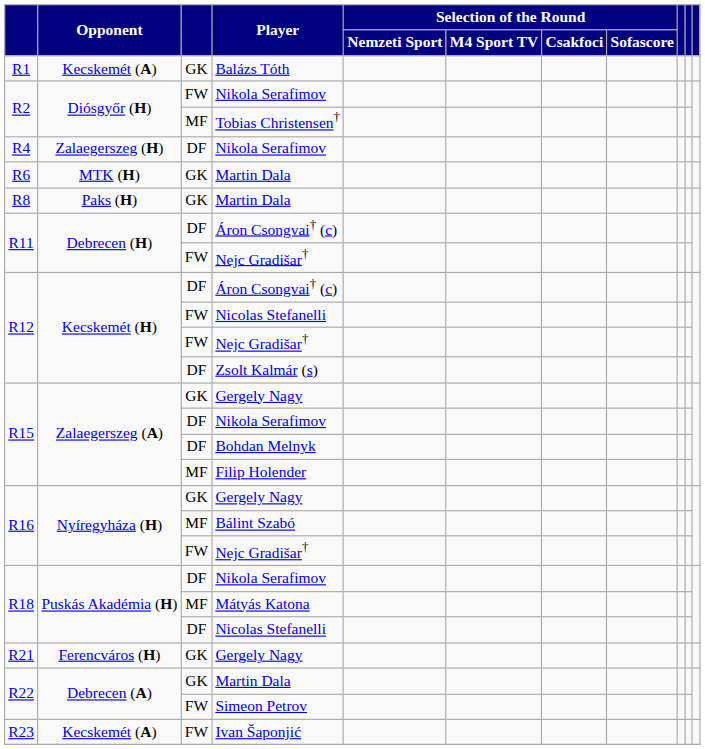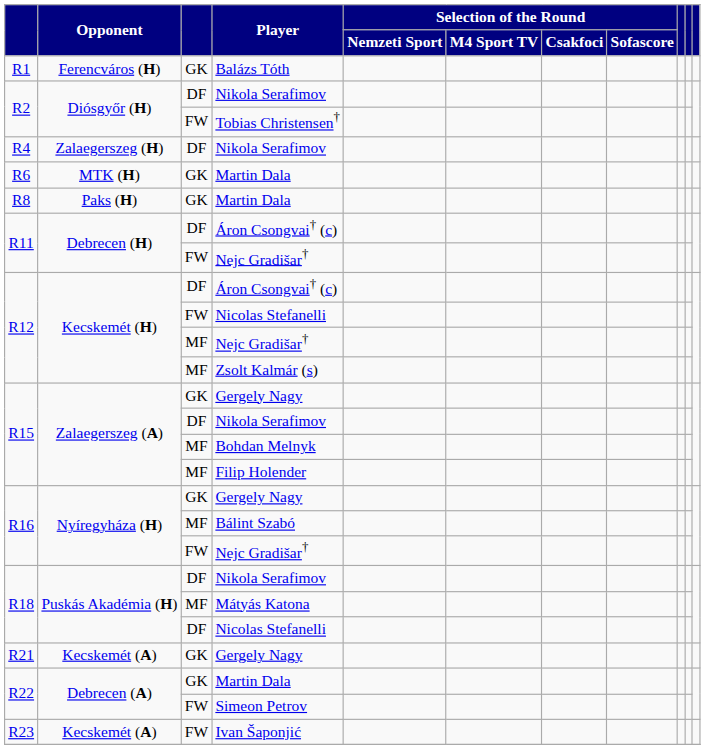(109, 68) Kecskemét (A) -> (109, 68) Ferencváros (H)
(196, 93) FW -> (196, 93) DF
(196, 121) MF -> (196, 121) FW
(196, 341) FW -> (196, 341) MF
(196, 369) DF -> (196, 369) MF
(196, 446) DF -> (196, 446) MF
(109, 654) Ferencváros (H) -> (109, 654) Kecskemét (A)
